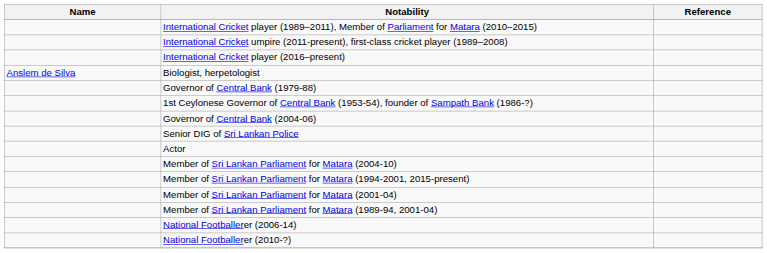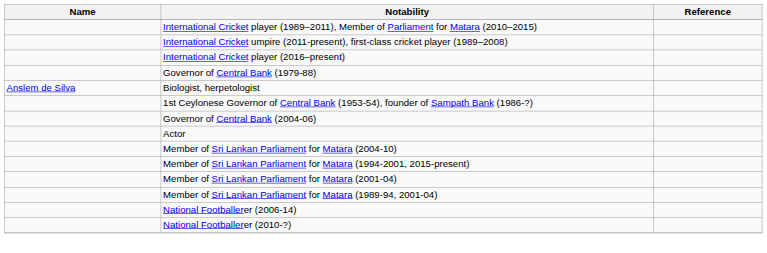rows swapped: (211, 73) <-> (240, 88)
- row: (231, 133)
